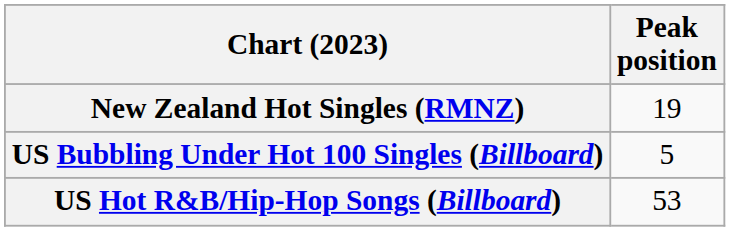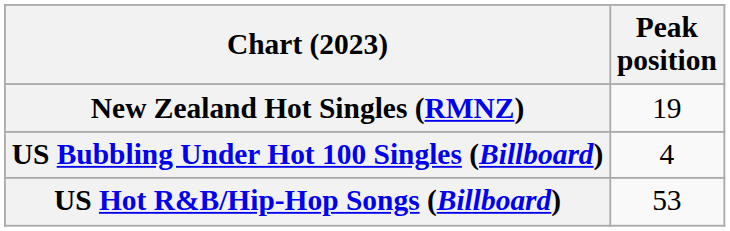(667, 154) 5 -> (667, 154) 4
